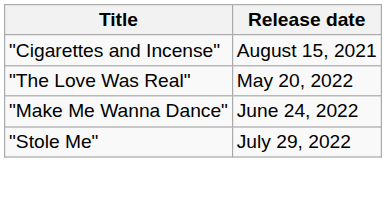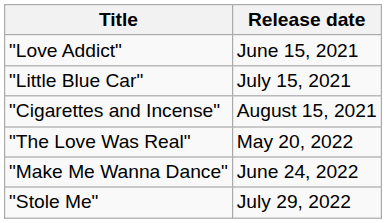+ row: (65, 50)
+ row: (76, 80)
